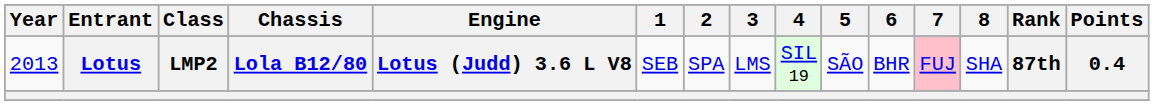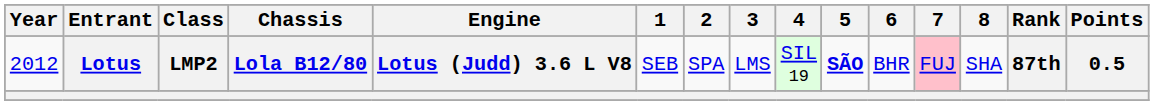(34, 64) 2013 -> (34, 64) 2012
(845, 64) normal -> (845, 64) bold
(1107, 64) 0.4 -> (1107, 64) 0.5
